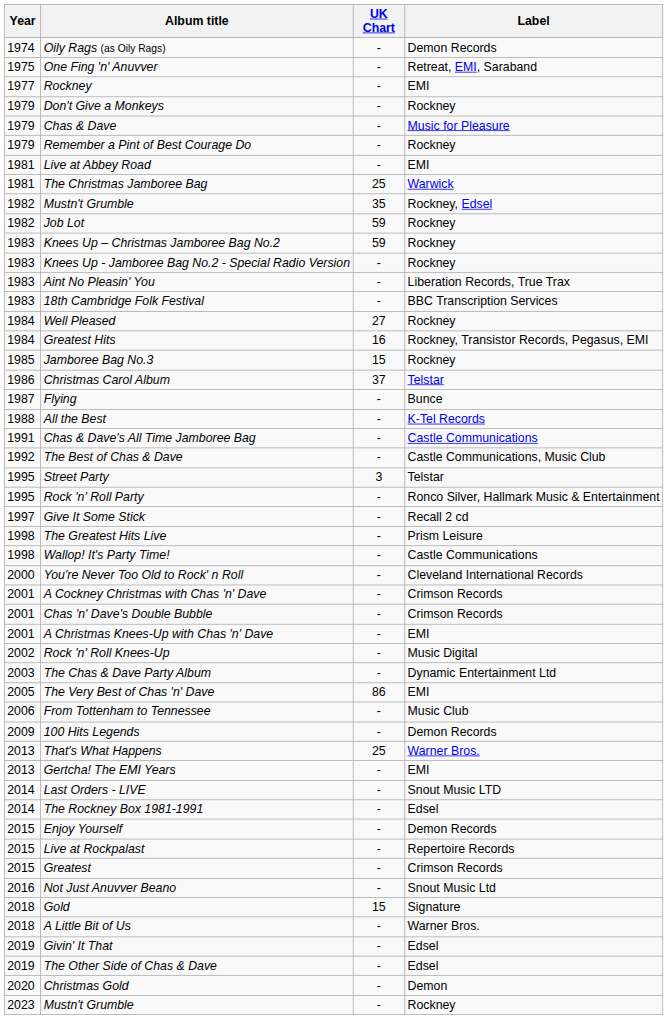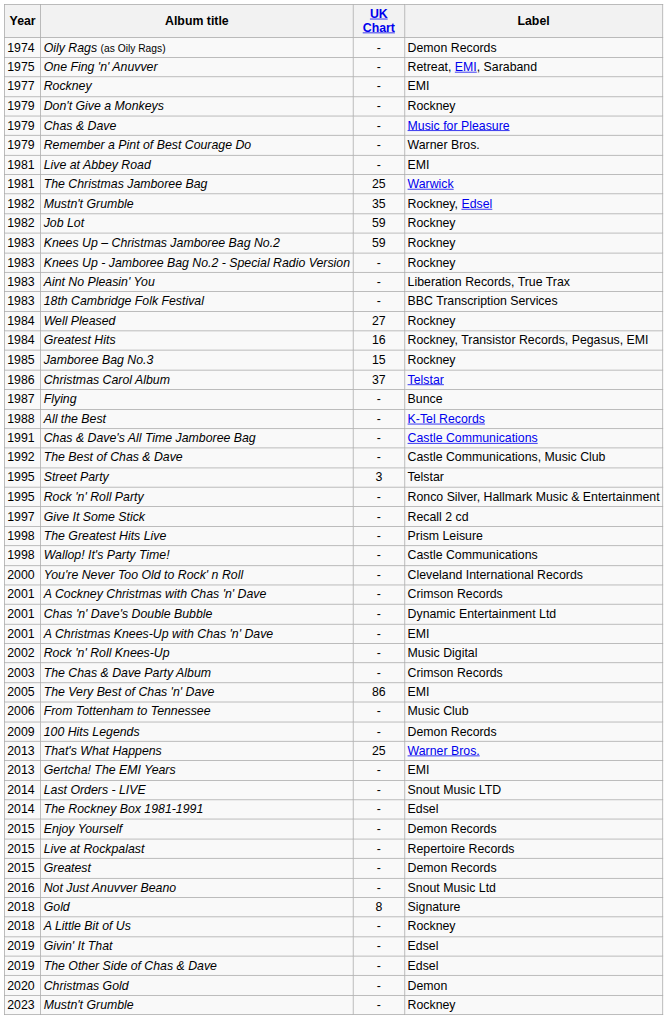(432, 145) Rockney -> (444, 145) Warner Bros.
(455, 614) Crimson Records -> (482, 614) Dynamic Entertainment Ltd
(482, 672) Dynamic Entertainment Ltd -> (455, 672) Crimson Records
(455, 868) Crimson Records -> (452, 868) Demon Records
(379, 907) 15 -> (379, 907) 8
(444, 926) Warner Bros. -> (432, 926) Rockney
